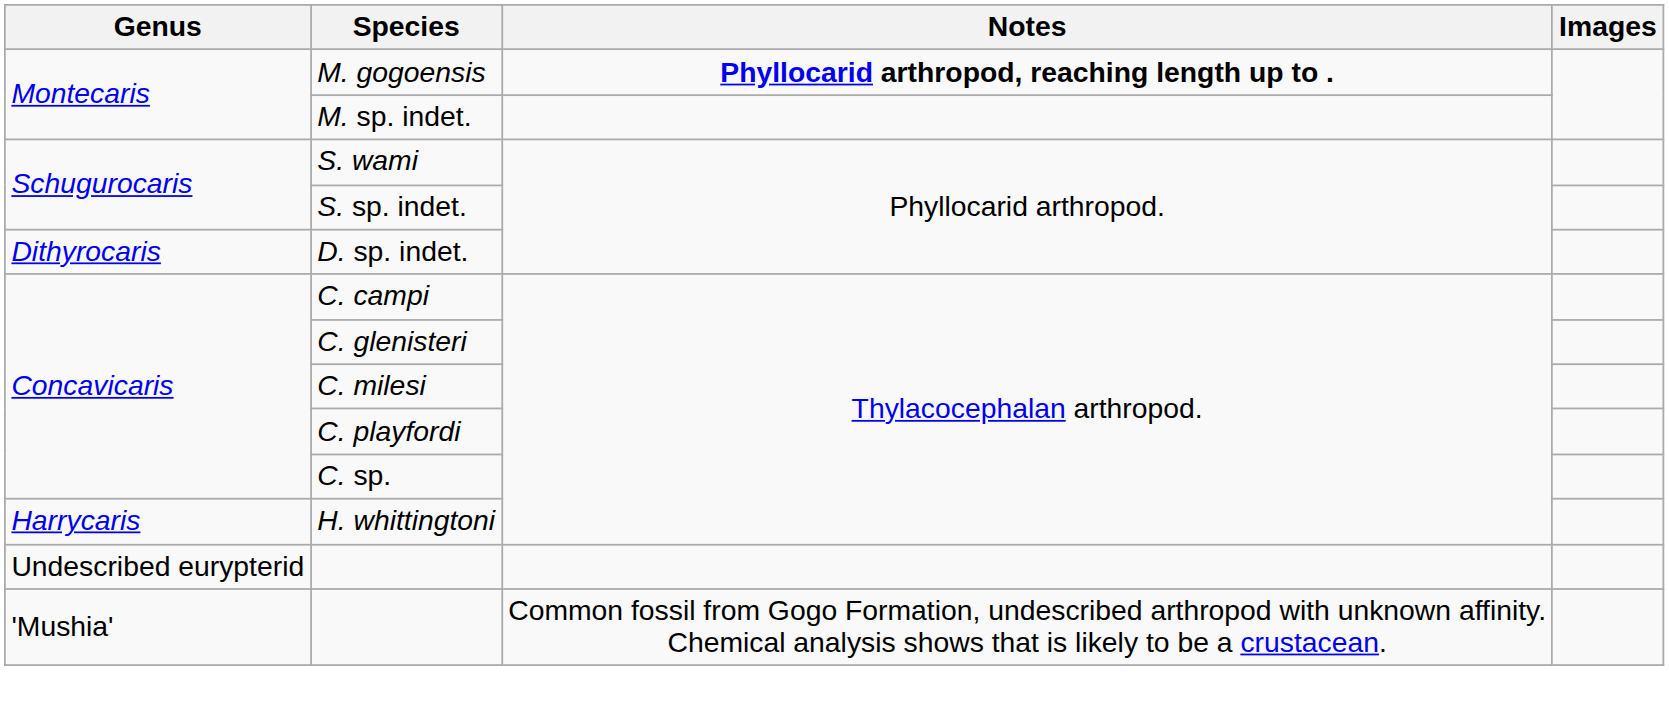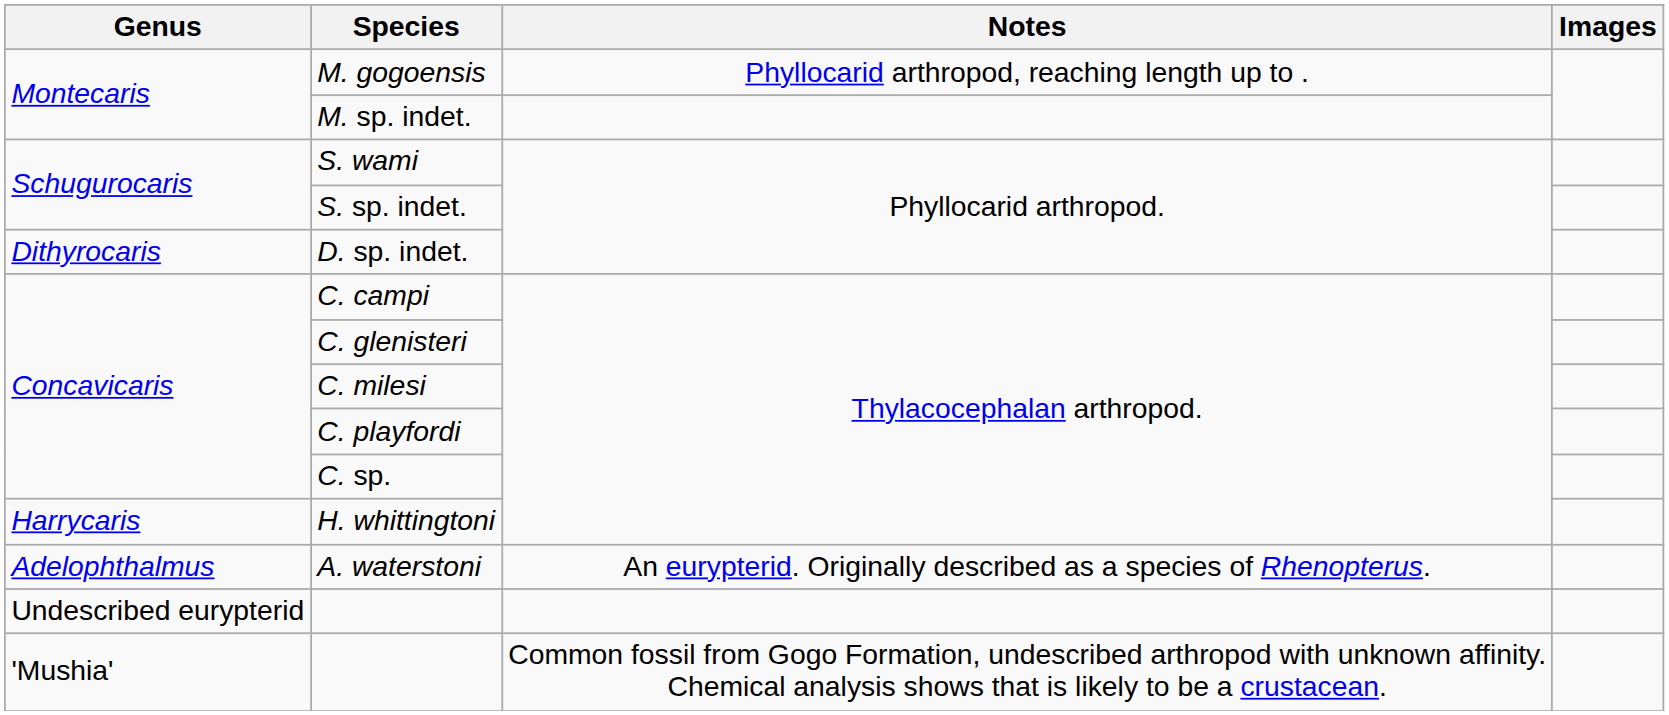(1027, 71) bold -> (1027, 71) normal
+ row: (113, 565)
